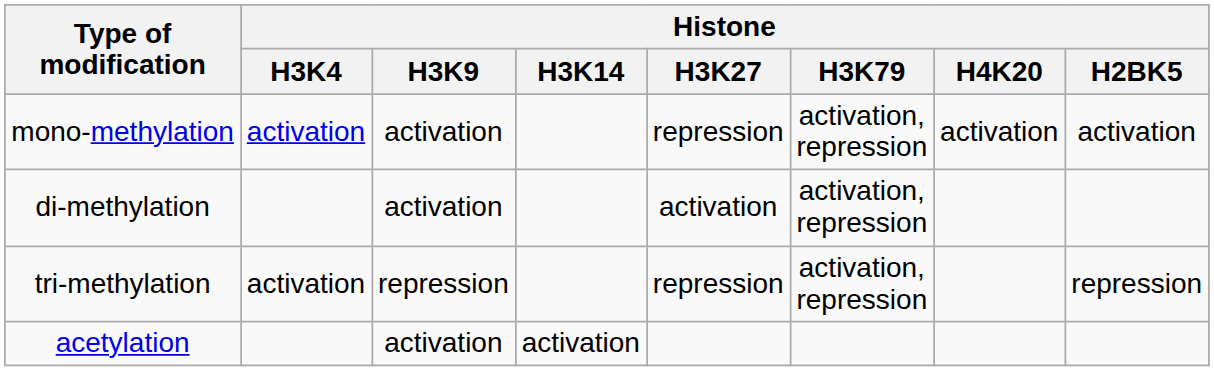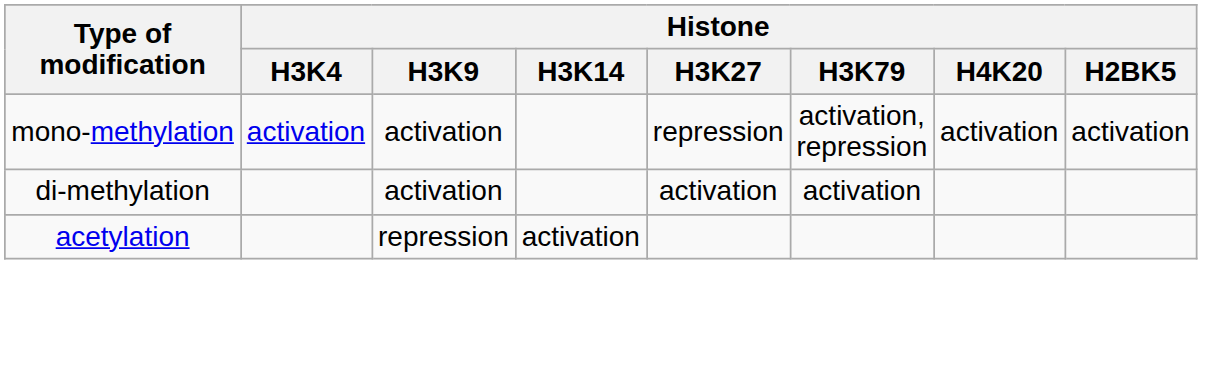(862, 207) activation, repression -> (862, 191) activation
- row: (123, 283)
(443, 343) activation -> (443, 235) repression
